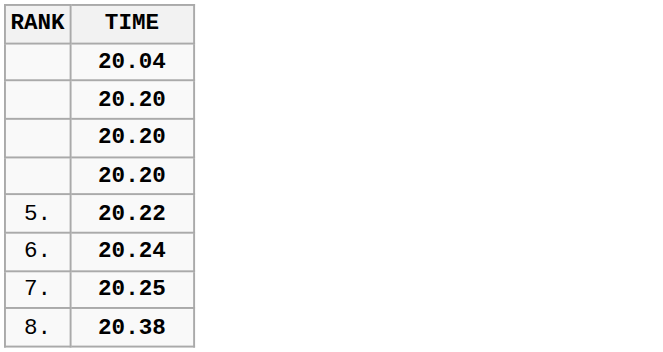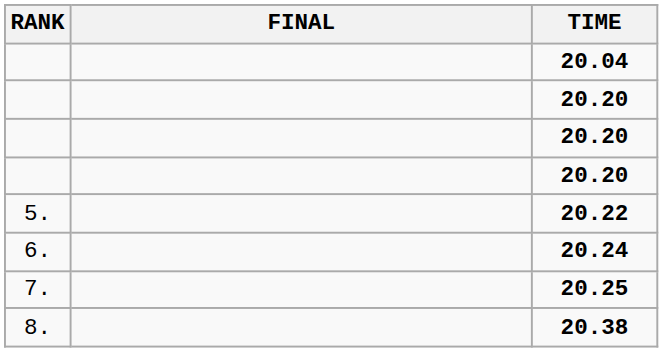+ column: (301, 24)
